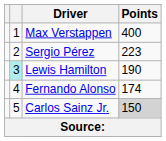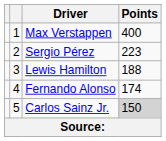(16, 70) paleturquoise background -> (16, 70) no background
(131, 70) 190 -> (131, 70) 188
